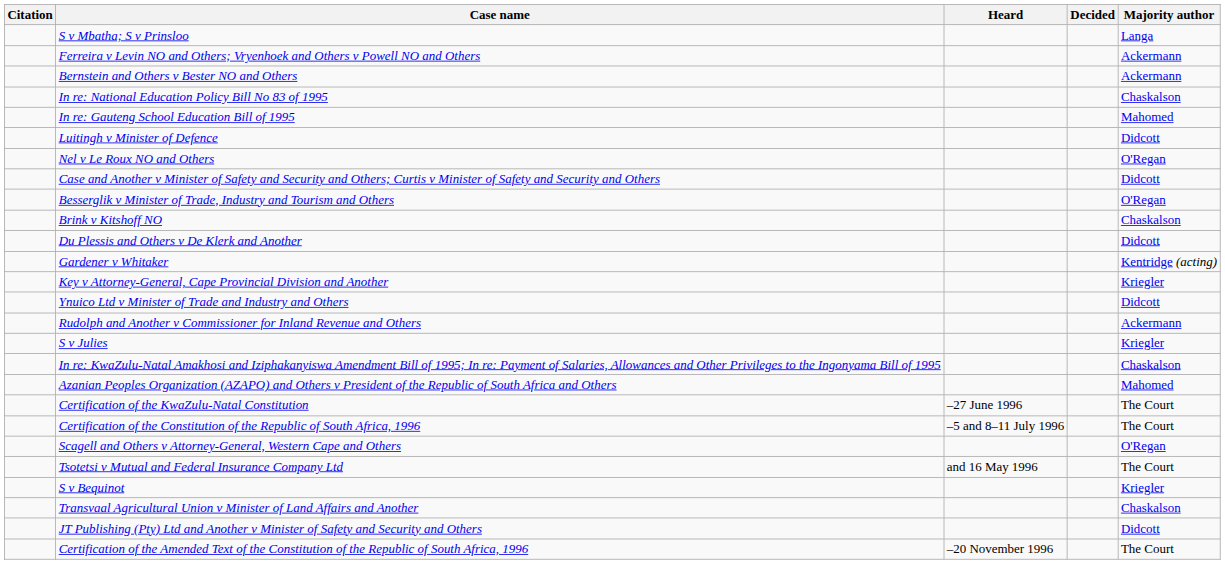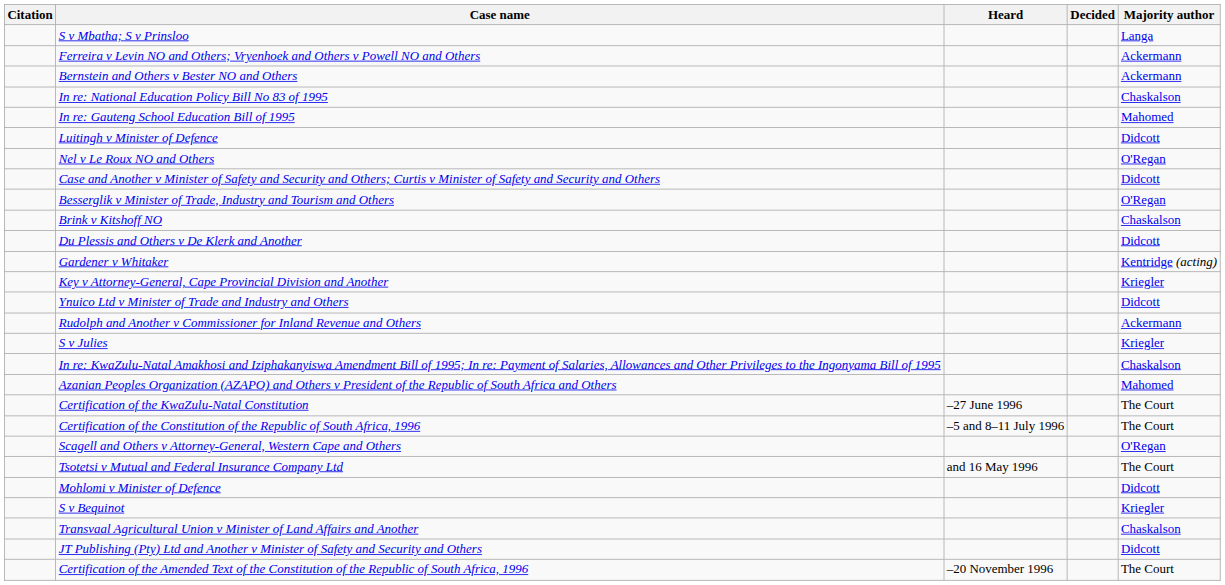+ row: (140, 487)
